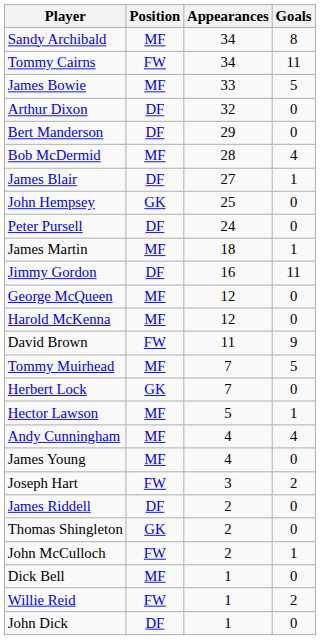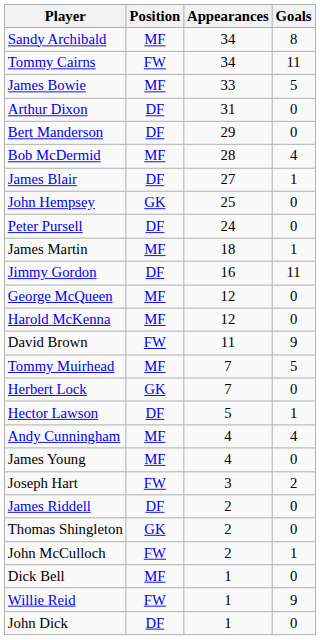(228, 109) 32 -> (228, 109) 31
(155, 413) MF -> (155, 413) DF
(294, 599) 2 -> (294, 599) 9
